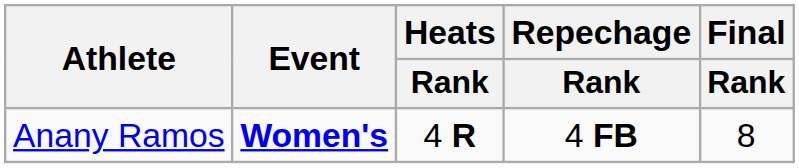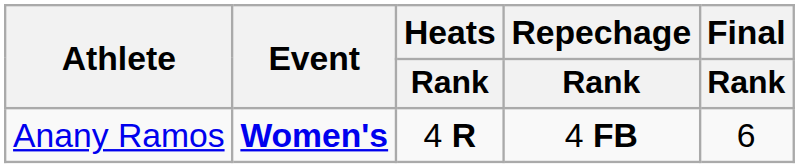(746, 136) 8 -> (746, 136) 6
